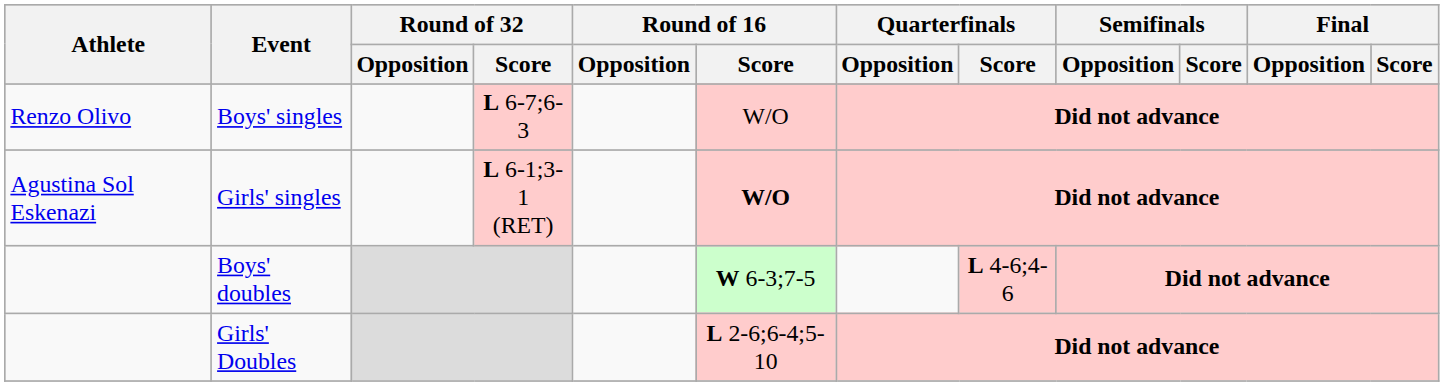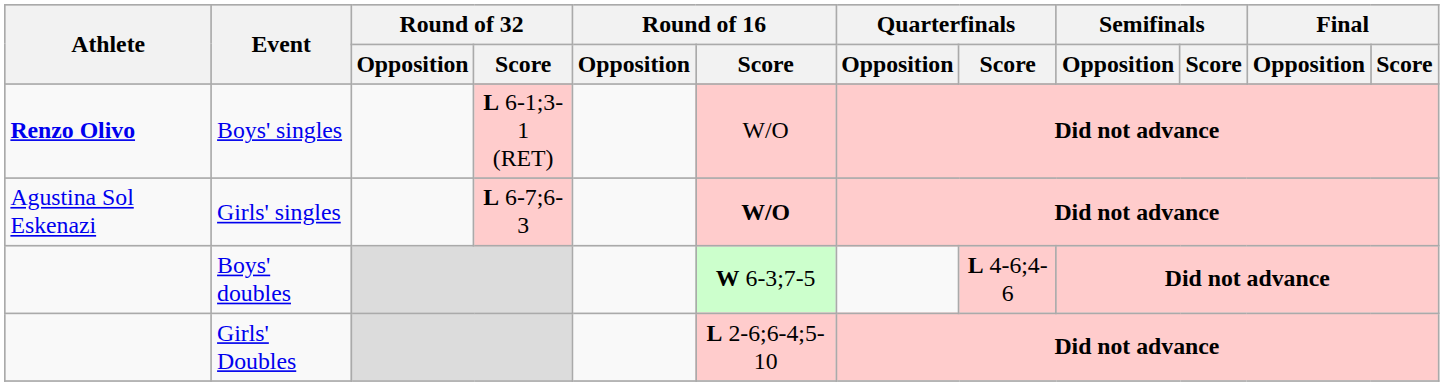(71, 116) normal -> (73, 130) bold
(523, 116) L 6-7;6-3 -> (523, 130) L 6-1;3-1 (RET)
(523, 198) L 6-1;3-1 (RET) -> (523, 212) L 6-7;6-3
